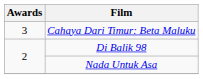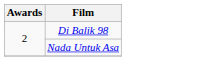- row: (121, 30)
